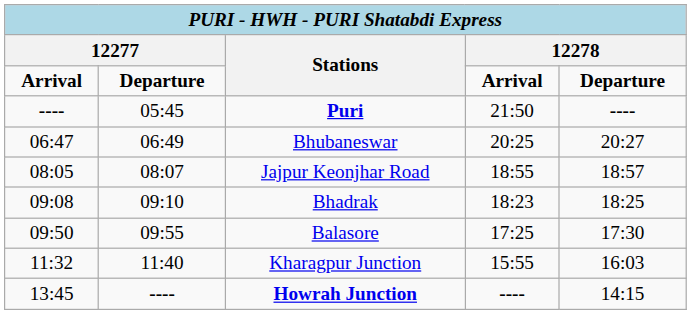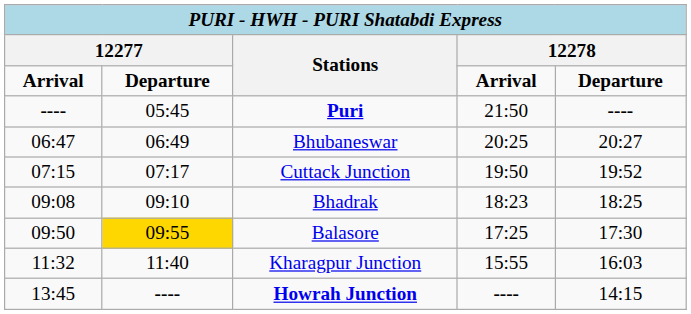+ row: (345, 171)
- row: (345, 171)
(162, 232) no background -> (167, 232) gold background
